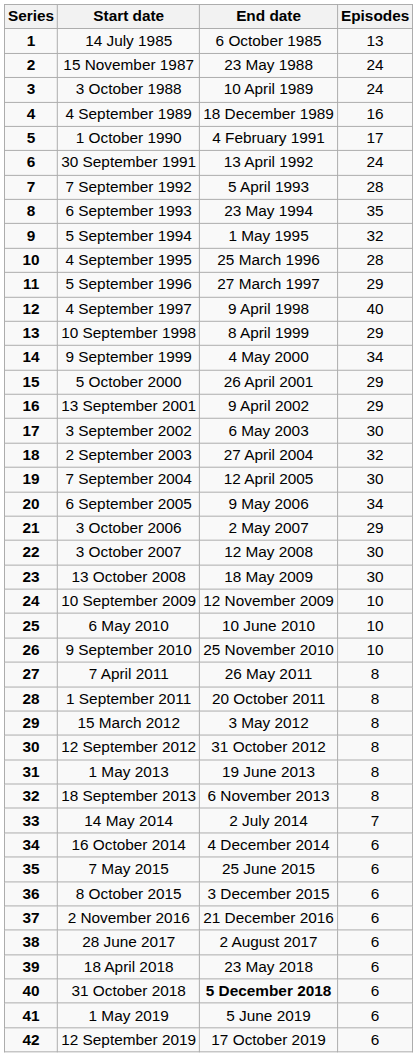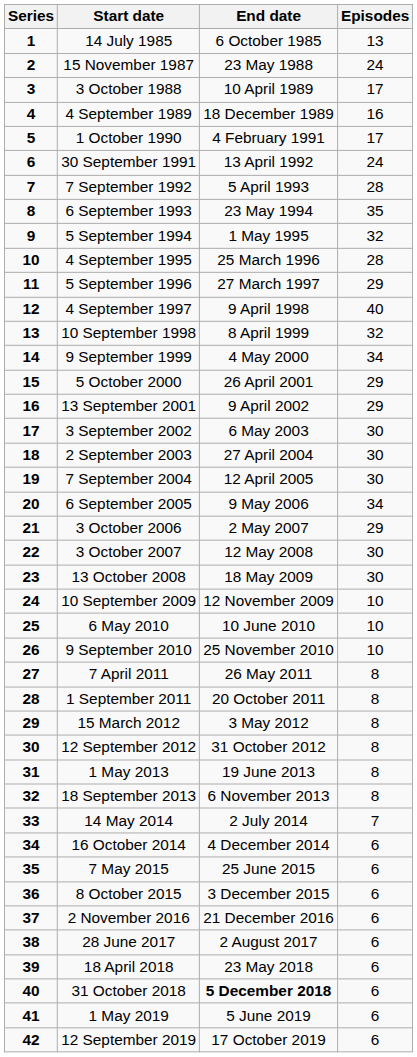(375, 89) 24 -> (375, 89) 17
(375, 333) 29 -> (375, 333) 32
(375, 455) 32 -> (375, 455) 30
